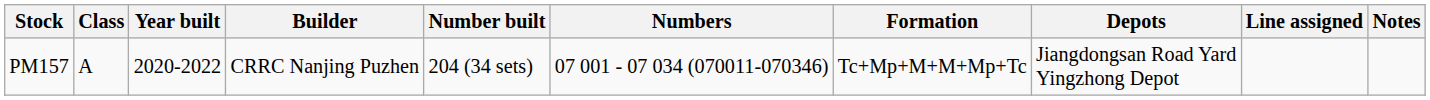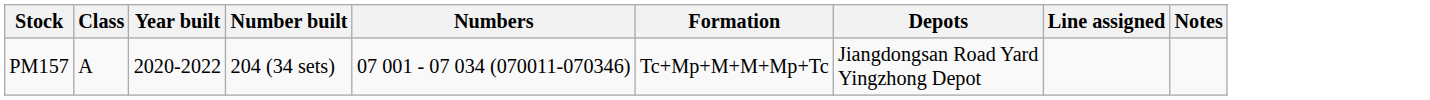- column: (325, 21)
